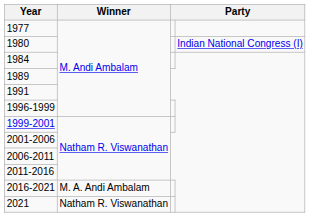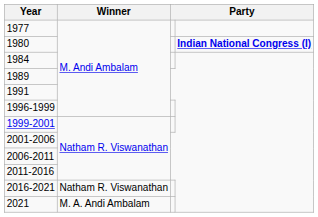(240, 44) normal -> (244, 44) bold
(105, 188) M. A. Andi Ambalam -> (114, 188) Natham R. Viswanathan
(114, 204) Natham R. Viswanathan -> (105, 204) M. A. Andi Ambalam
